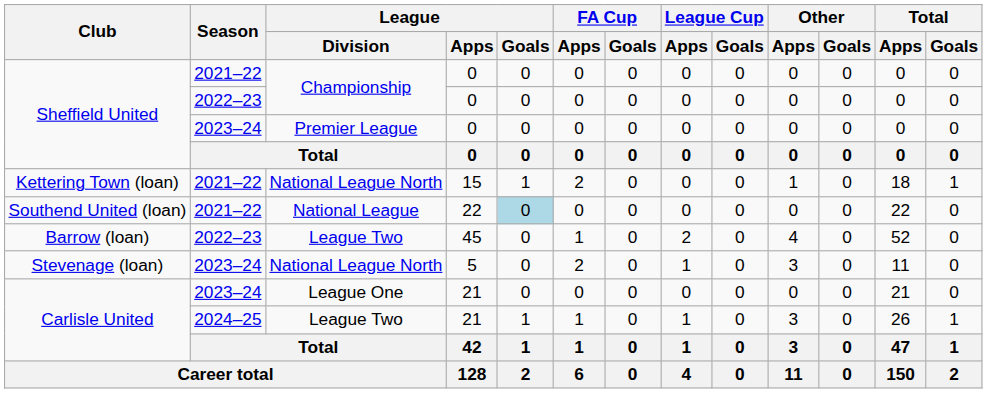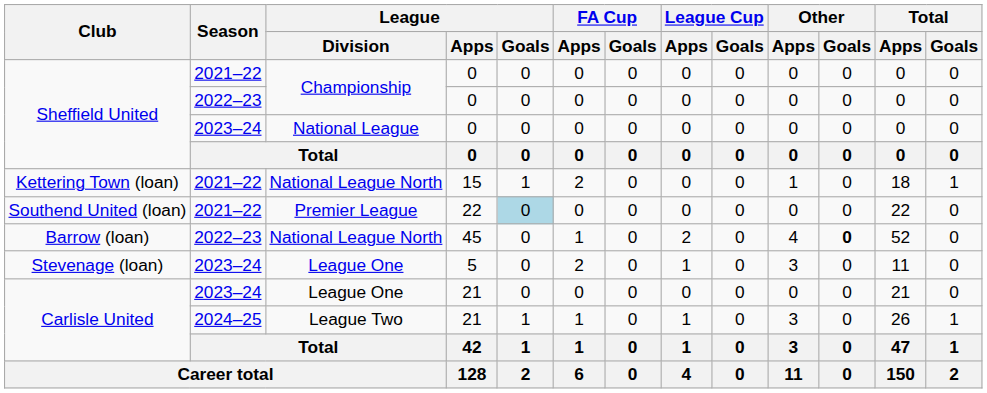(356, 127) Premier League -> (356, 127) National League
(356, 210) National League -> (356, 210) Premier League
(356, 237) League Two -> (356, 237) National League North
(847, 237) normal -> (847, 237) bold
(356, 264) National League North -> (356, 264) League One
